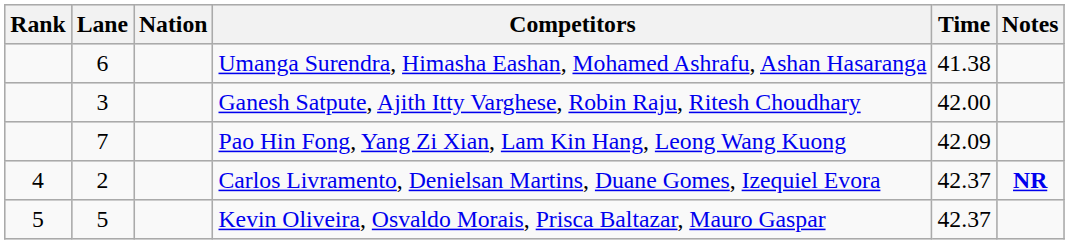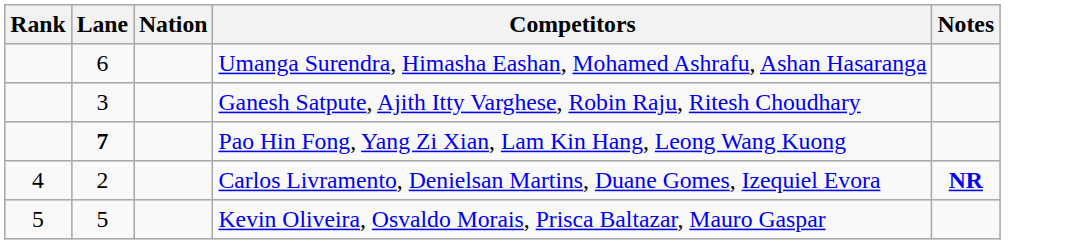- column: (964, 24)
(102, 141) normal -> (102, 141) bold
